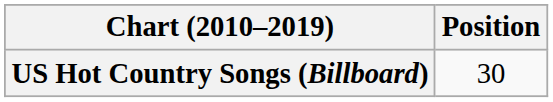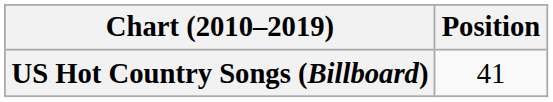(491, 72) 30 -> (491, 72) 41
